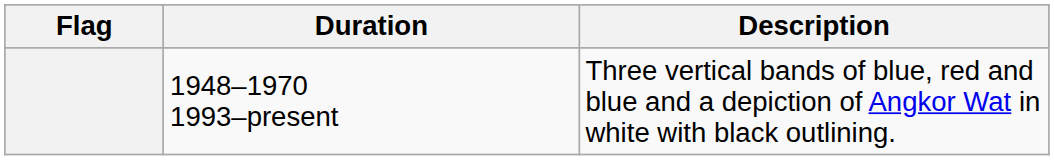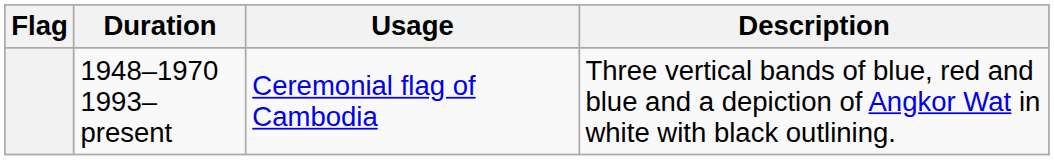+ column: (413, 26)
